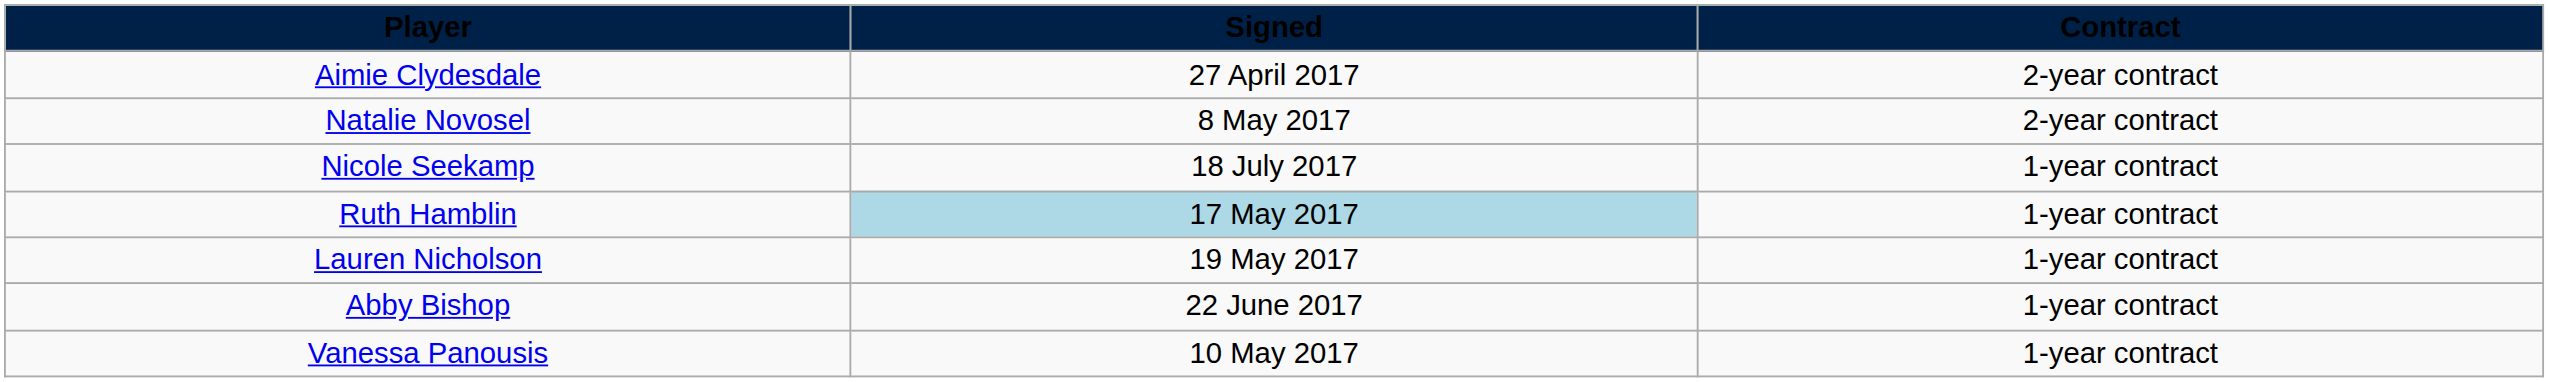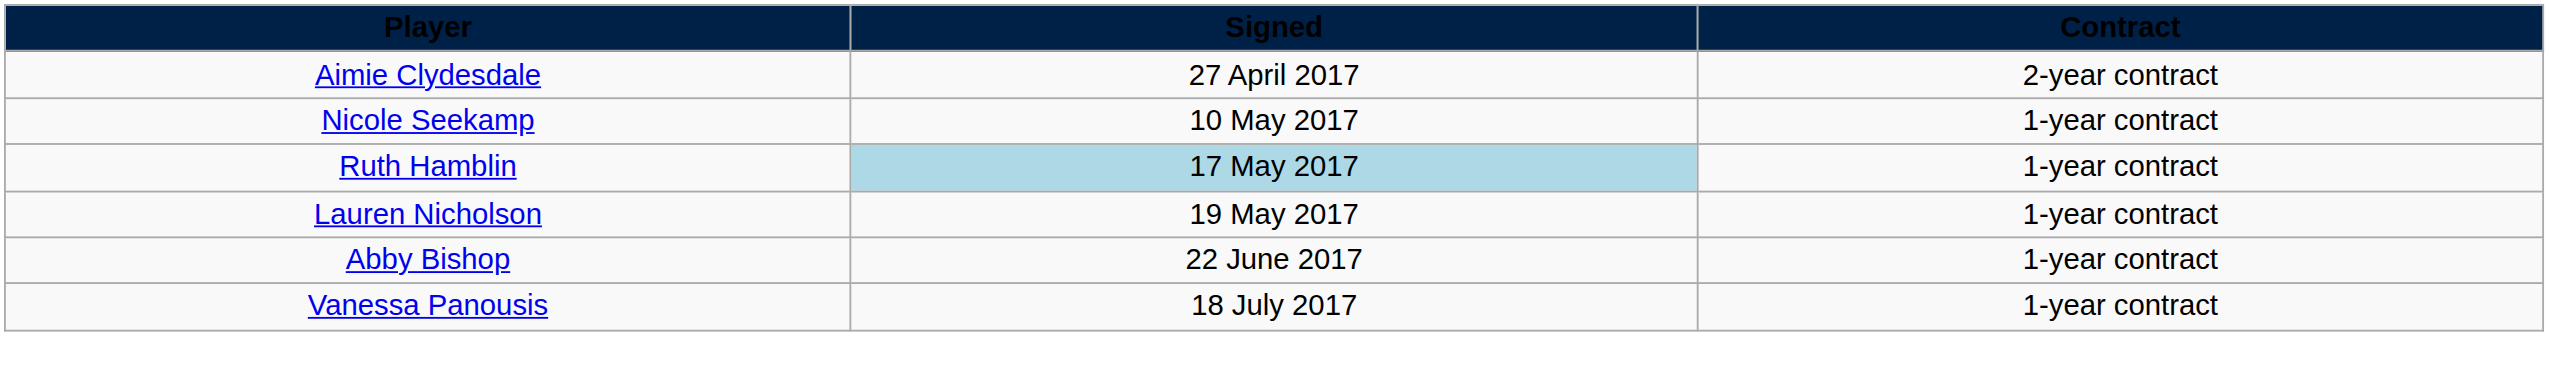- row: (428, 120)
(1274, 167) 18 July 2017 -> (1274, 120) 10 May 2017
(1274, 352) 10 May 2017 -> (1274, 306) 18 July 2017
